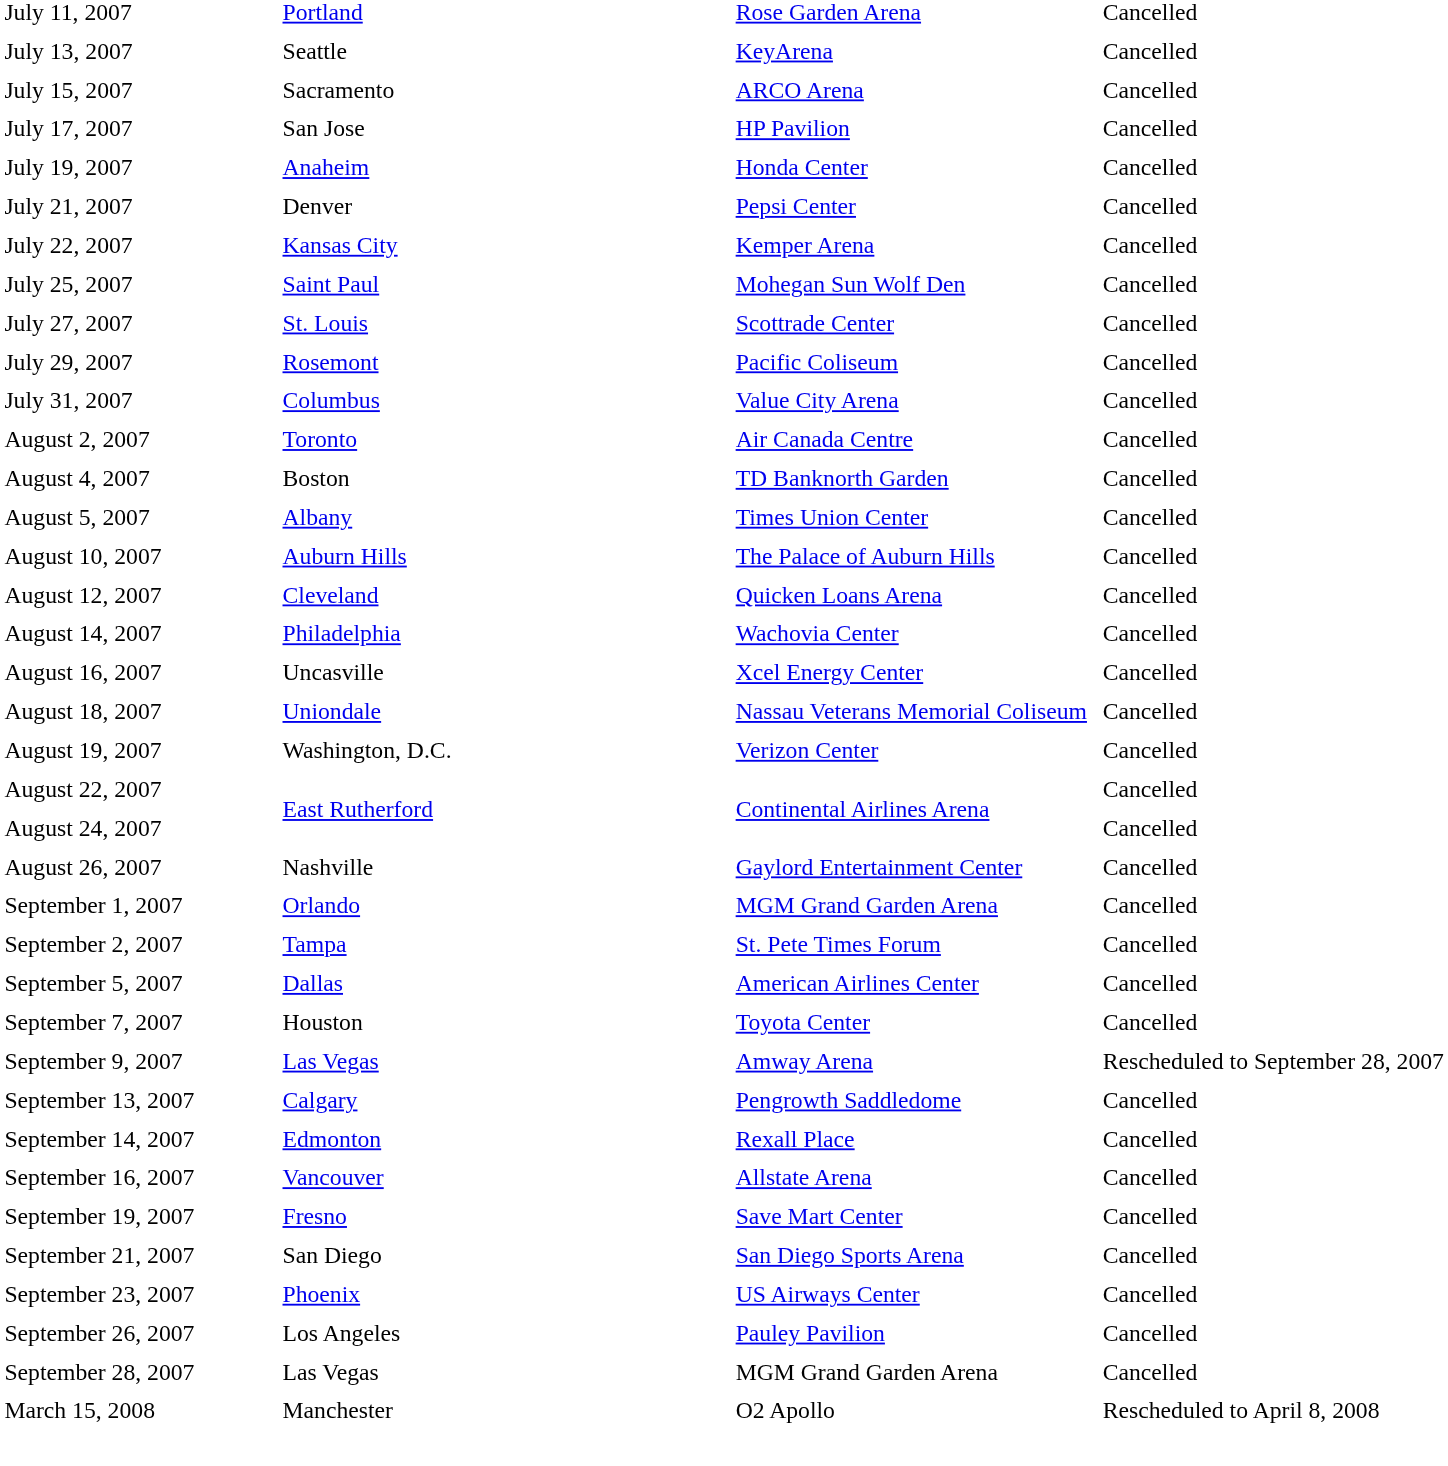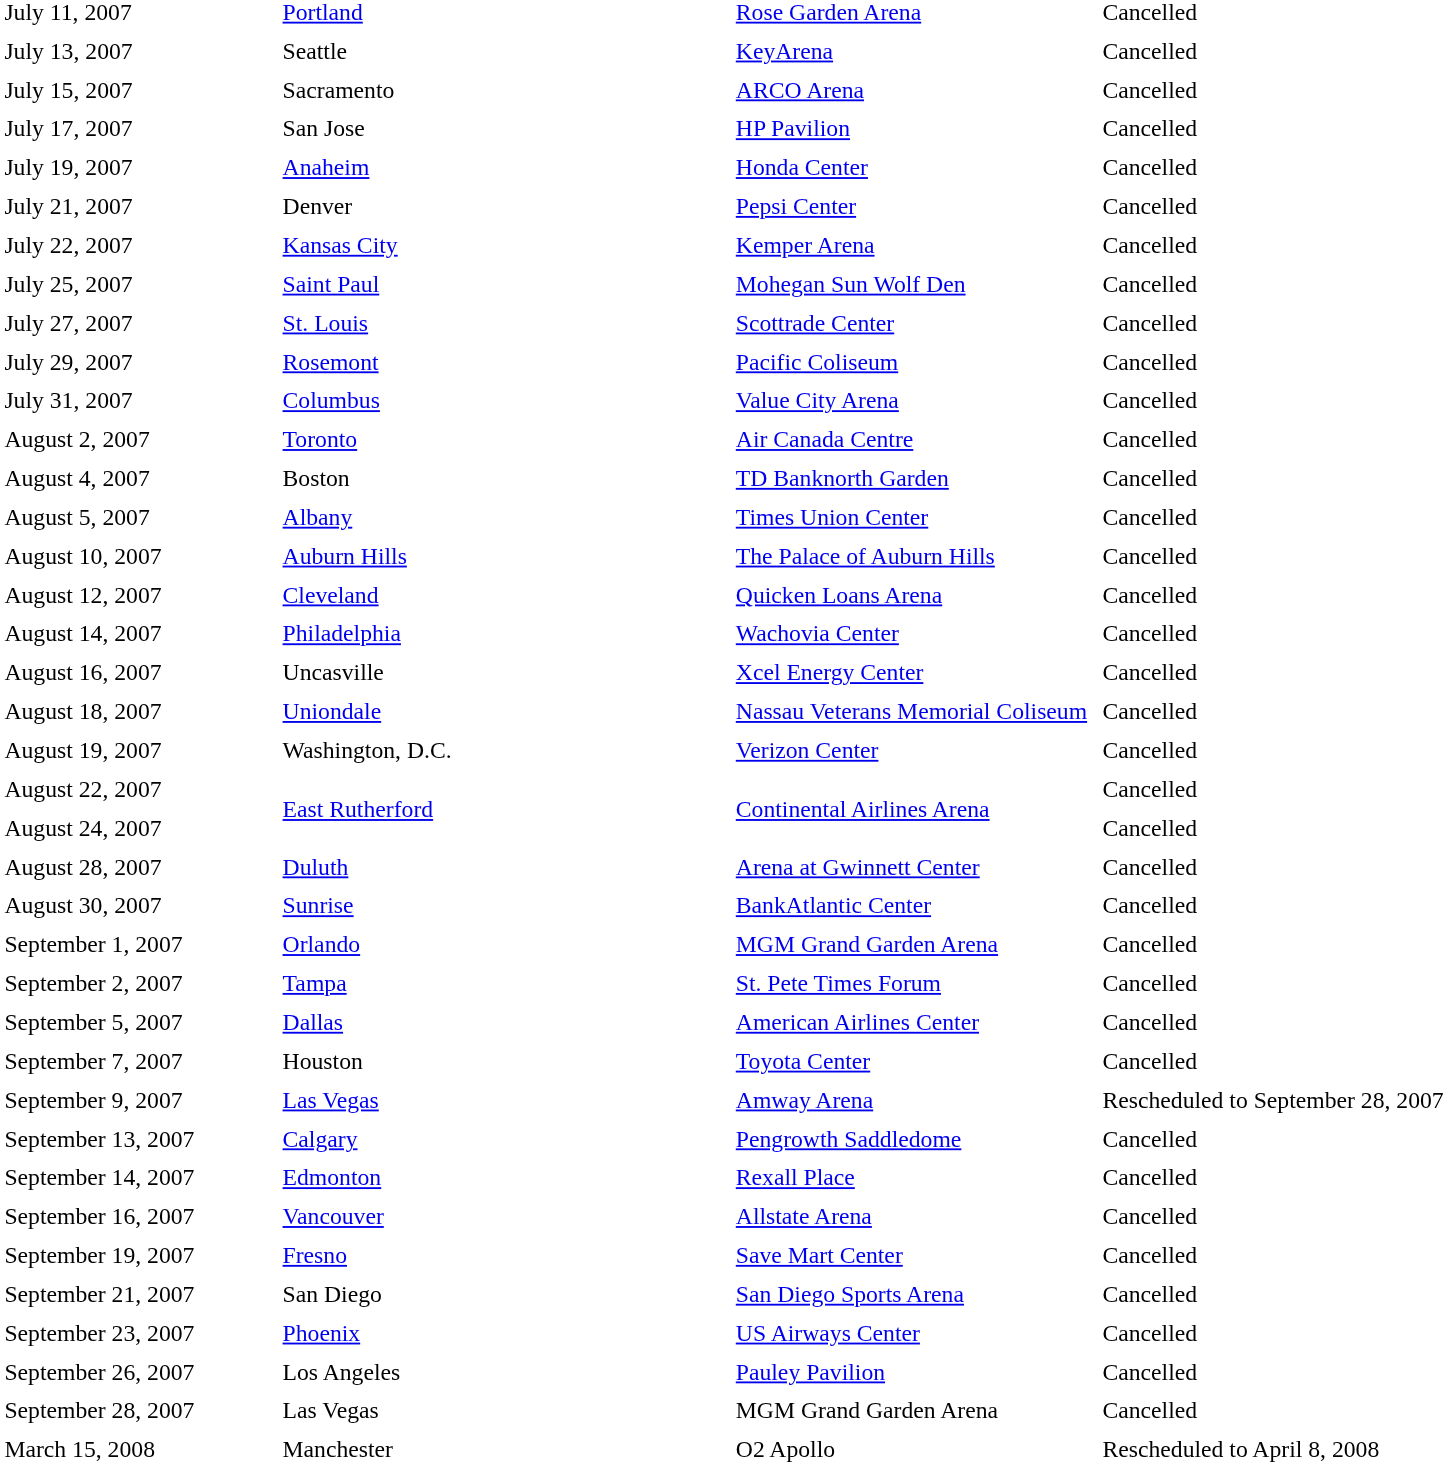- row: (83, 867)
+ row: (83, 867)
+ row: (83, 906)
